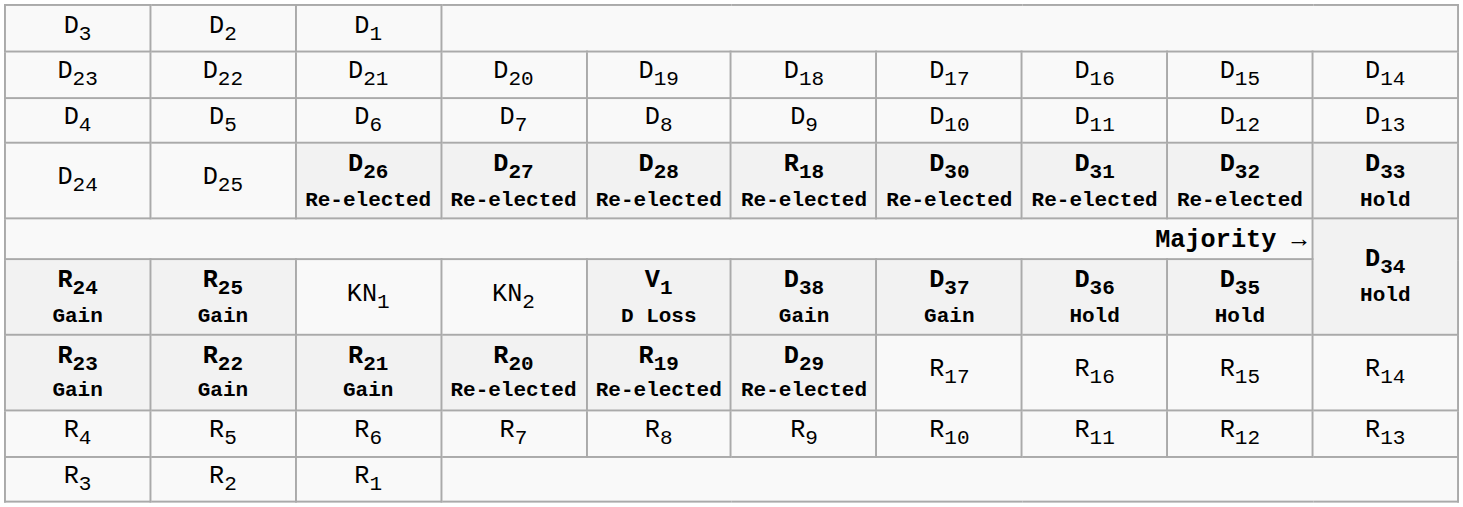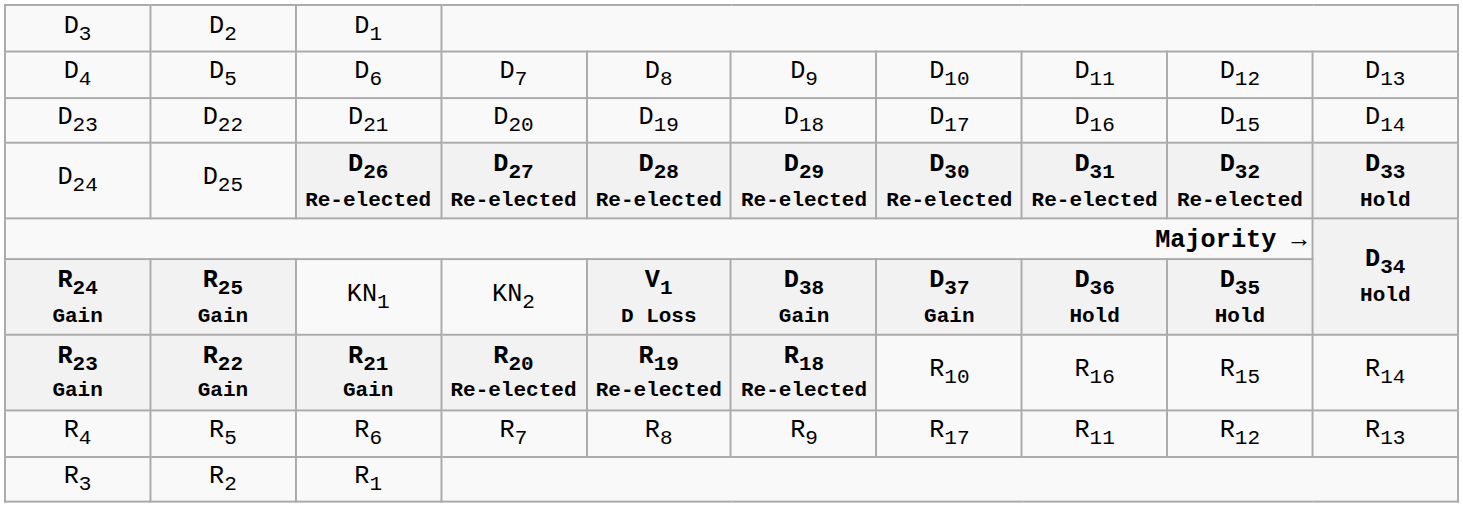rows swapped: (368, 120) <-> (368, 74)
(804, 180) R18 Re-elected -> (804, 180) D29 Re-elected
(804, 372) D29 Re-elected -> (804, 372) R18 Re-elected
(949, 373) R17 -> (949, 373) R10
(949, 433) R10 -> (949, 433) R17
